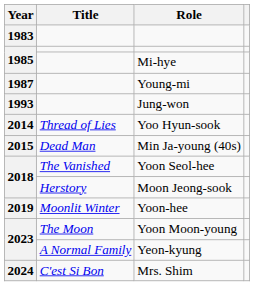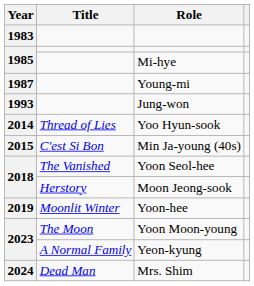(68, 145) Dead Man -> (72, 145) C'est Si Bon
(72, 270) C'est Si Bon -> (68, 270) Dead Man
